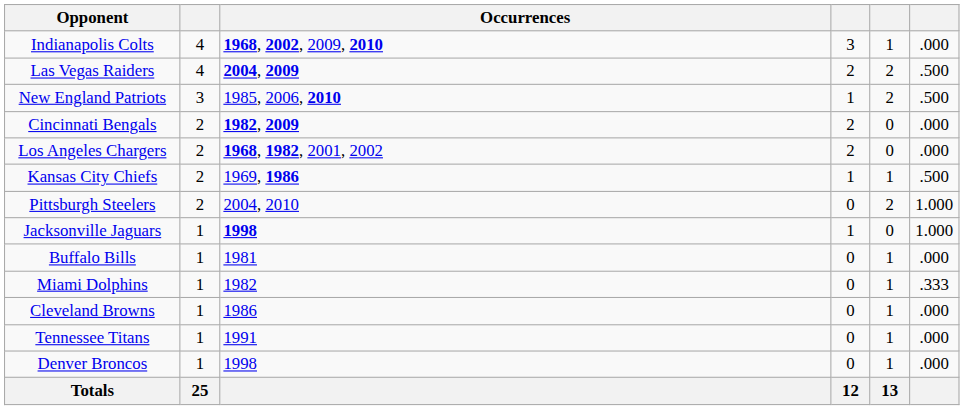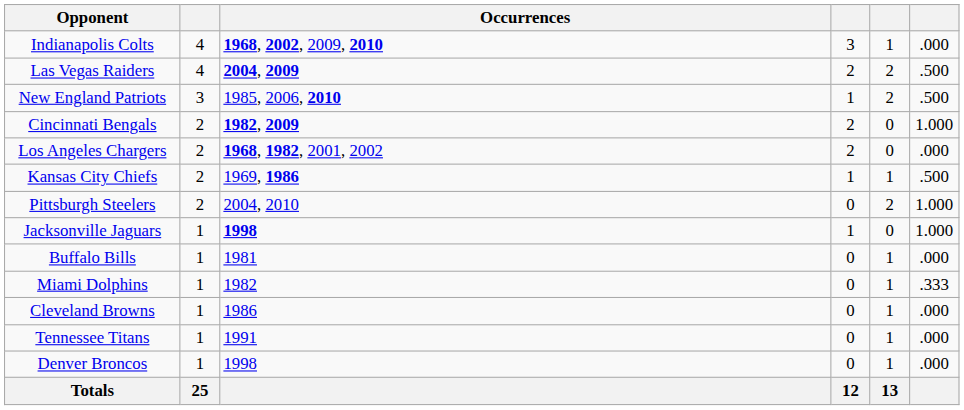(934, 124) .000 -> (934, 124) 1.000
